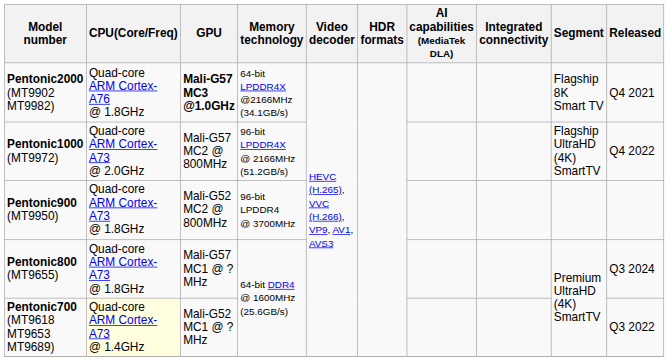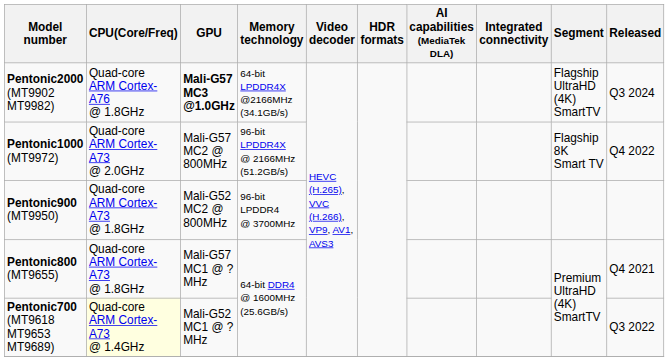(579, 92) Flagship 8K Smart TV -> (577, 92) Flagship UltraHD (4K) SmartTV
(632, 92) Q4 2021 -> (632, 92) Q3 2024
(577, 151) Flagship UltraHD (4K) SmartTV -> (579, 151) Flagship 8K Smart TV
(632, 268) Q3 2024 -> (632, 268) Q4 2021
